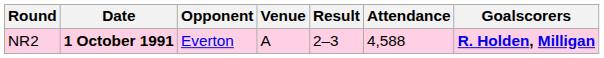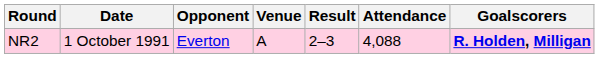(119, 41) bold -> (117, 41) normal
(386, 41) 4,588 -> (382, 41) 4,088
